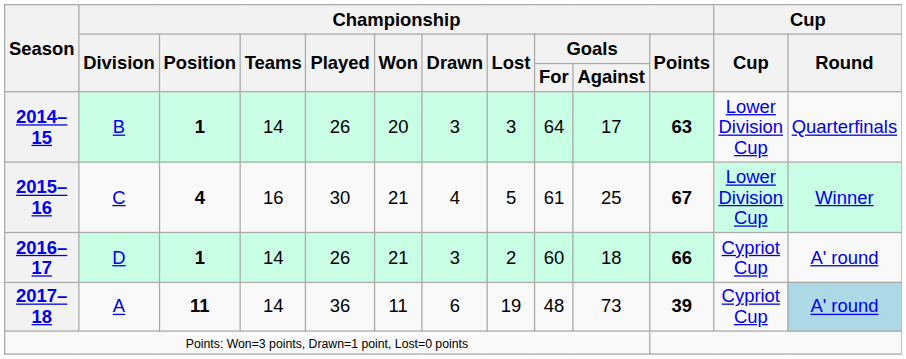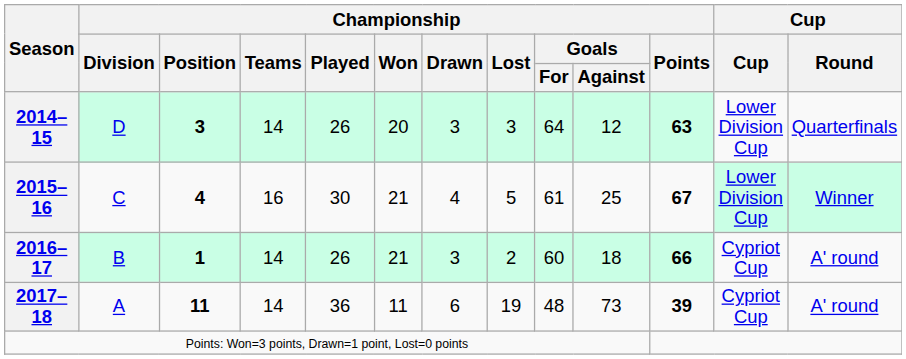(119, 127) B -> (119, 127) D
(200, 127) 1 -> (200, 127) 3
(611, 127) 17 -> (611, 127) 12
(119, 257) D -> (119, 257) B
(844, 307) lightblue background -> (844, 307) no background
